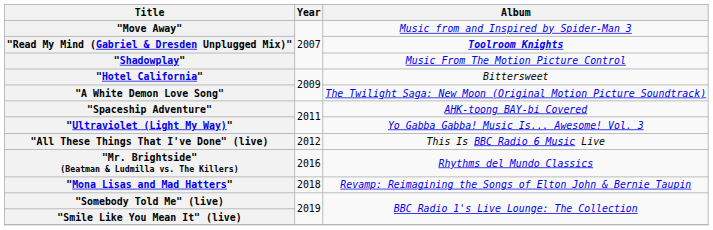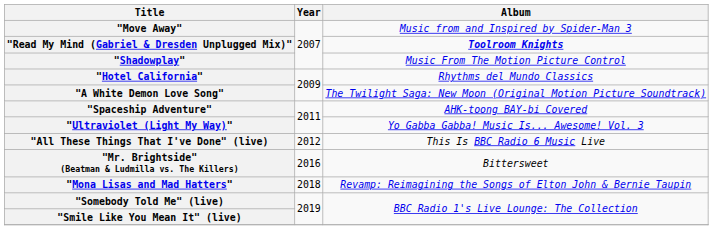(516, 77) Bittersweet -> (516, 77) Rhythms del Mundo Classics
(516, 163) Rhythms del Mundo Classics -> (516, 163) Bittersweet
